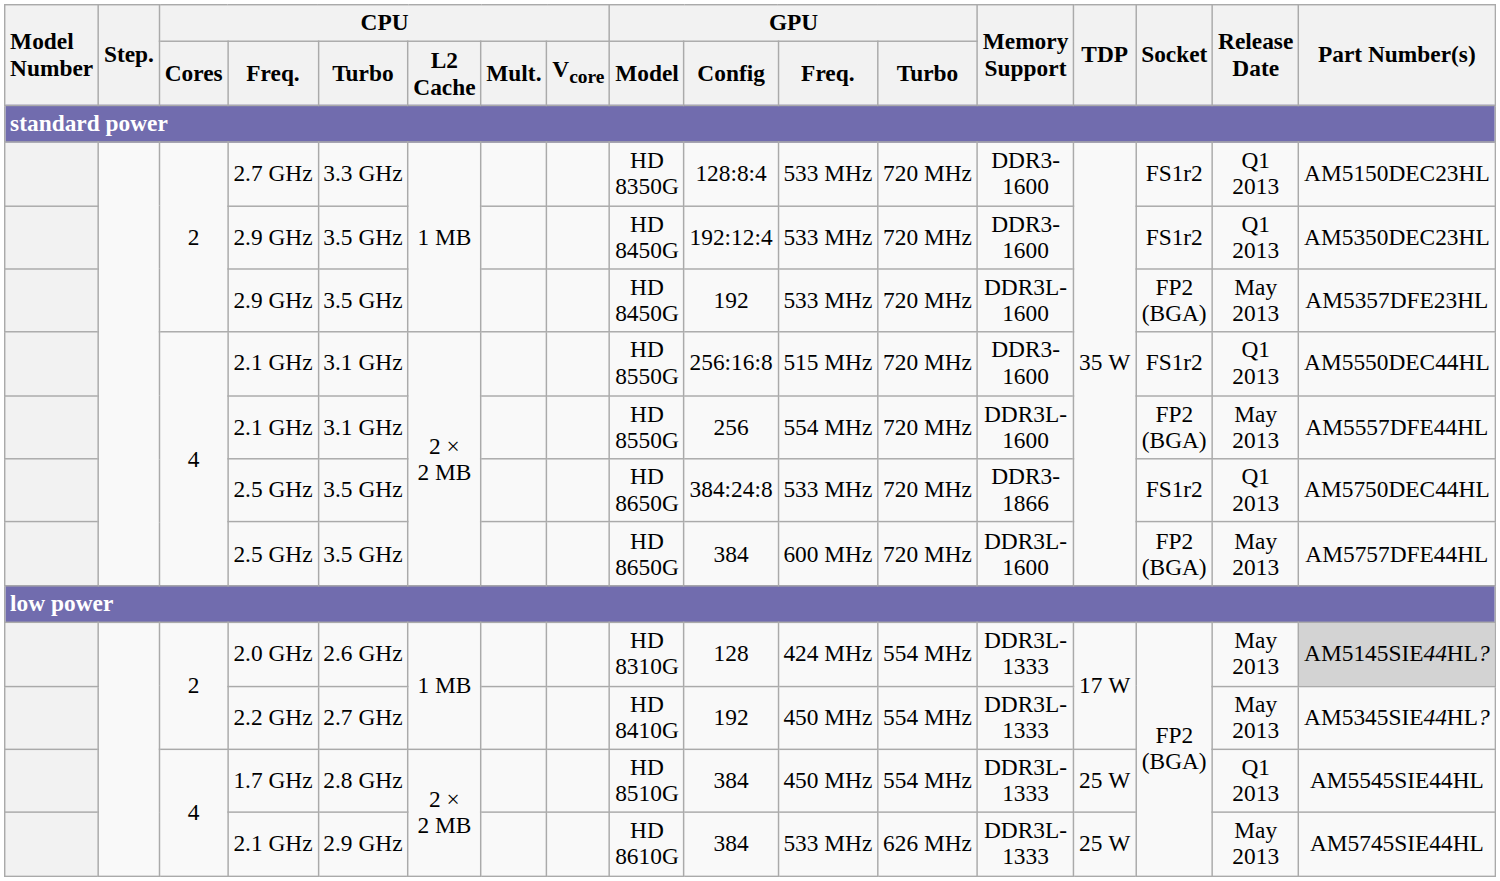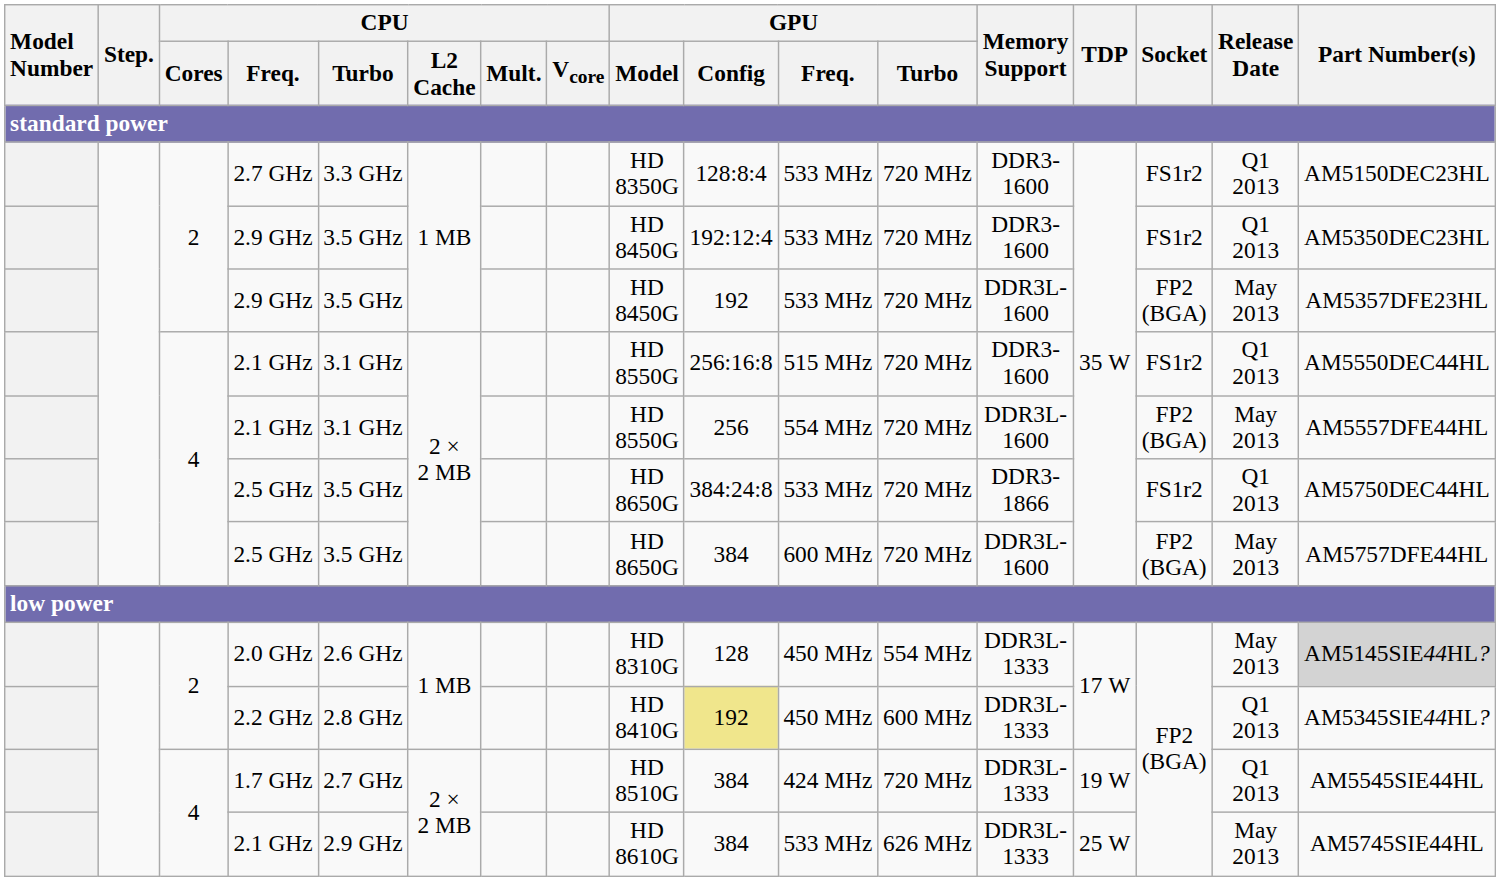(828, 653) 424 MHz -> (828, 653) 450 MHz
(363, 717) 2.7 GHz -> (363, 717) 2.8 GHz
(731, 717) no background -> (731, 717) khaki background
(928, 717) 554 MHz -> (928, 717) 600 MHz
(1256, 717) May 2013 -> (1256, 717) Q1 2013
(363, 780) 2.8 GHz -> (363, 780) 2.7 GHz
(828, 780) 450 MHz -> (828, 780) 424 MHz
(928, 780) 554 MHz -> (928, 780) 720 MHz
(1105, 780) 25 W -> (1105, 780) 19 W
